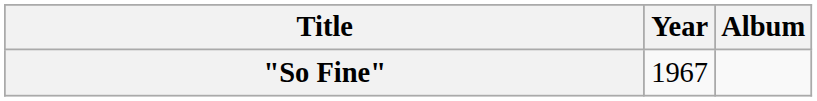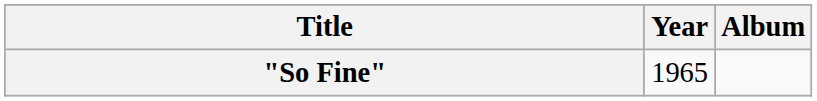(680, 72) 1967 -> (680, 72) 1965
